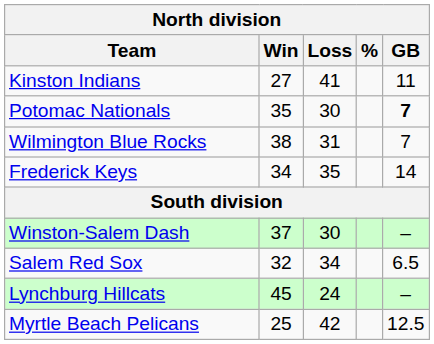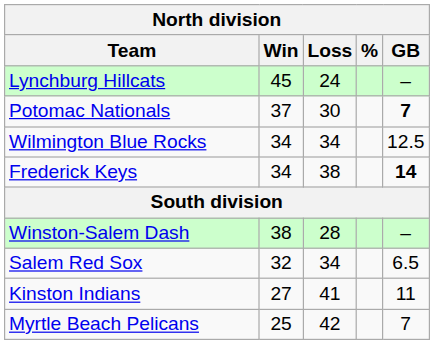rows swapped: (87, 293) <-> (75, 80)
(281, 111) 35 -> (281, 111) 37
(281, 141) 38 -> (281, 141) 34
(330, 141) 31 -> (330, 141) 34
(406, 141) 7 -> (406, 141) 12.5
(330, 171) 35 -> (330, 171) 38
(406, 171) normal -> (406, 171) bold
(281, 232) 37 -> (281, 232) 38
(330, 232) 30 -> (330, 232) 28
(406, 324) 12.5 -> (406, 324) 7
